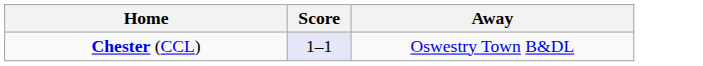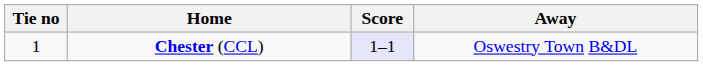+ column: (36, 18)
